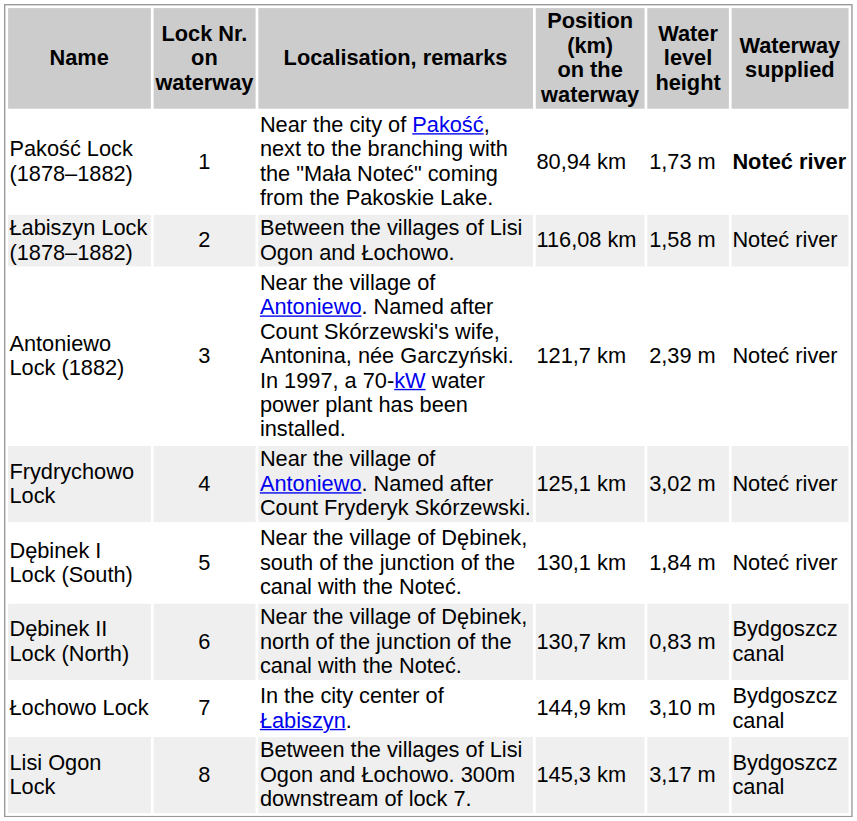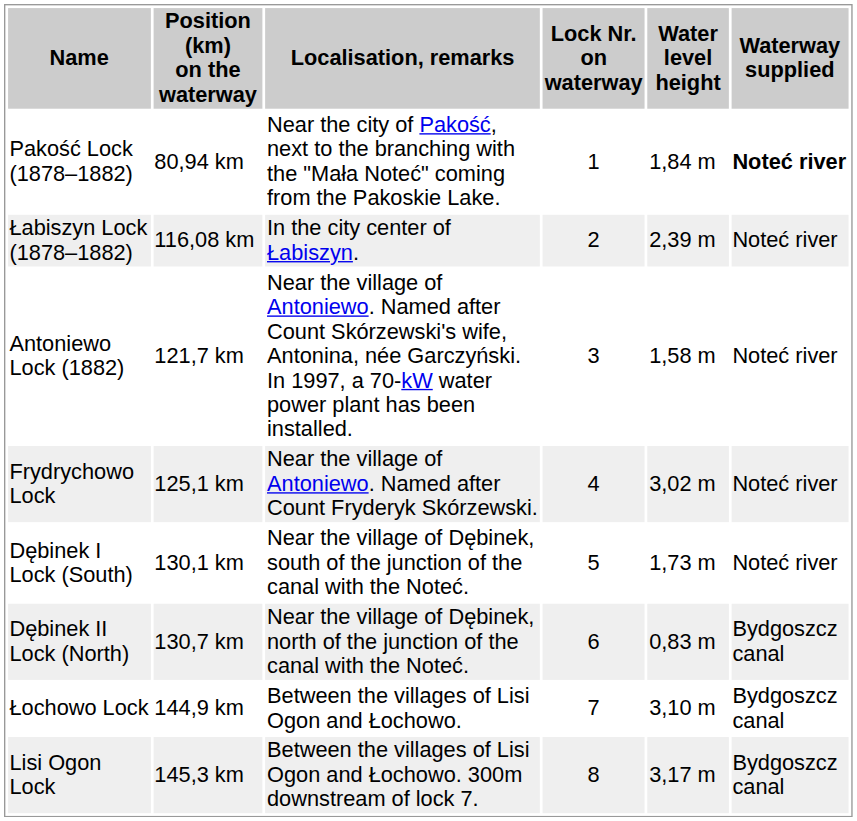columns swapped: (204, 58) <-> (590, 58)
(682, 161) 1,73 m -> (682, 161) 1,84 m
(391, 240) Between the villages of Lisi Ogon and Łochowo. -> (359, 240) In the city center of Łabiszyn.
(682, 240) 1,58 m -> (682, 240) 2,39 m
(682, 356) 2,39 m -> (682, 356) 1,58 m
(682, 562) 1,84 m -> (682, 562) 1,73 m
(352, 708) In the city center of Łabiszyn. -> (398, 708) Between the villages of Lisi Ogon and Łochowo.
